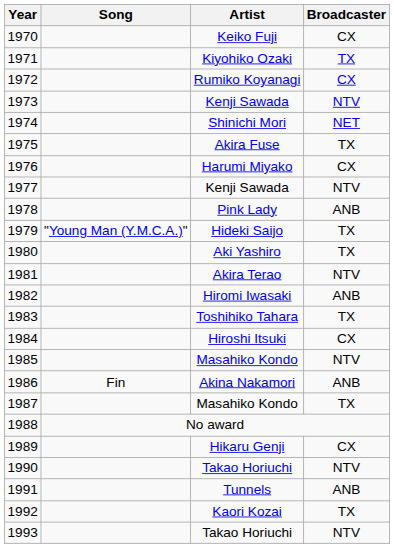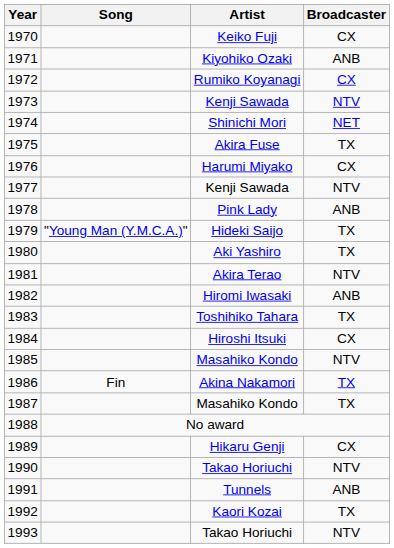(346, 58) TX -> (346, 58) ANB
(346, 381) ANB -> (346, 381) TX
